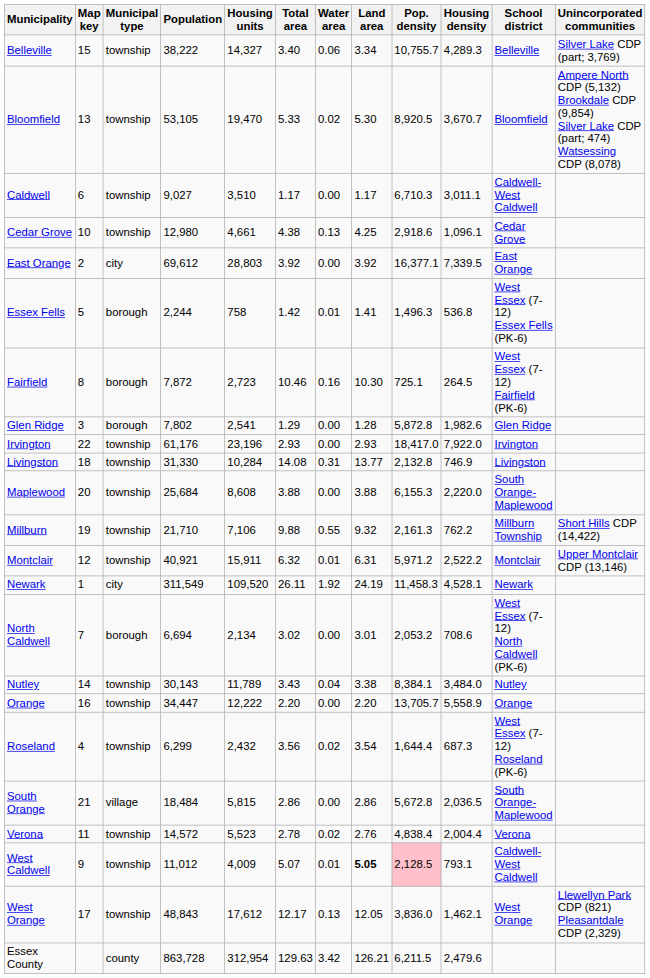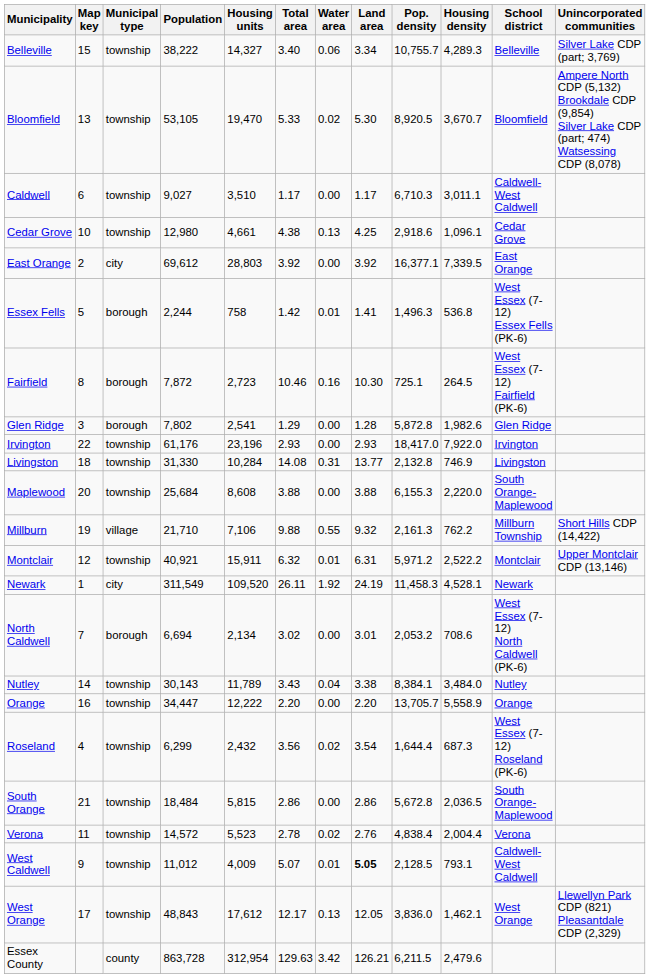(128, 530) township -> (122, 530) village
(122, 803) village -> (128, 803) township
(413, 864) pink background -> (413, 864) no background
